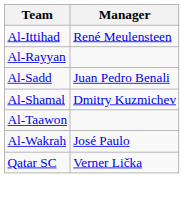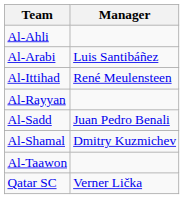+ row: (28, 36)
+ row: (31, 57)
- row: (37, 141)
